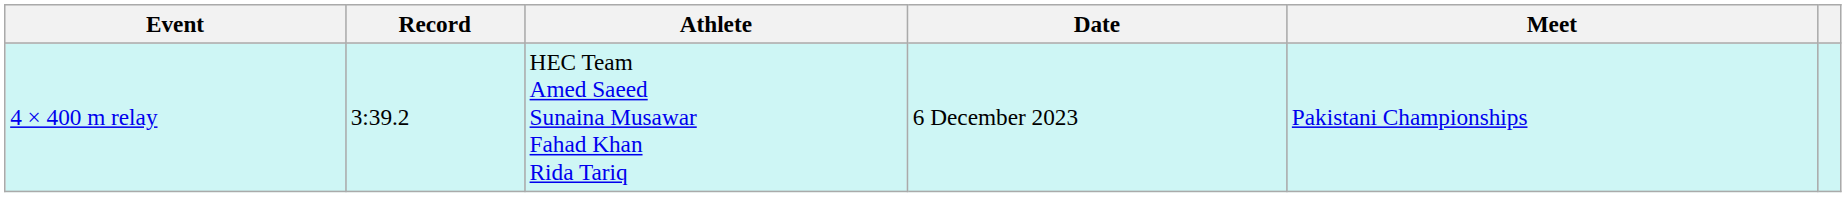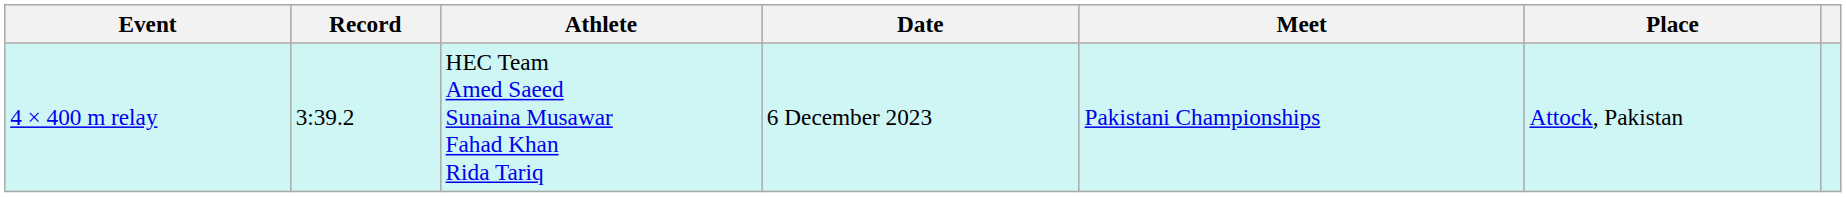+ column: (1672, 23)
